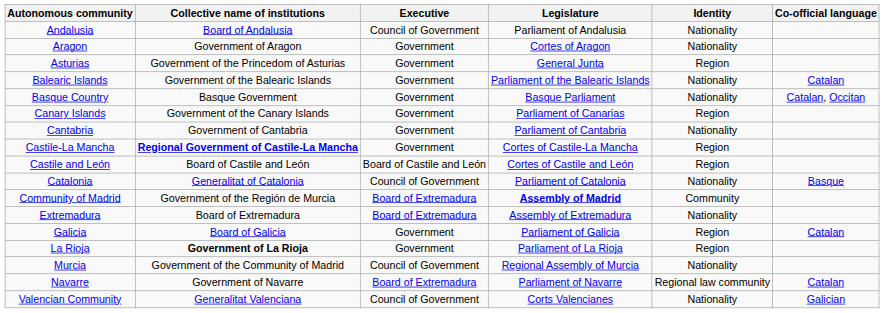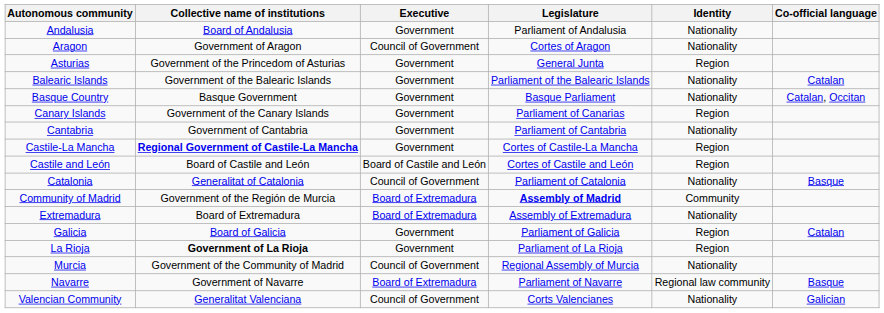(424, 30) Council of Government -> (424, 30) Government
(424, 47) Government -> (424, 47) Council of Government
(826, 283) Catalan -> (826, 283) Basque
